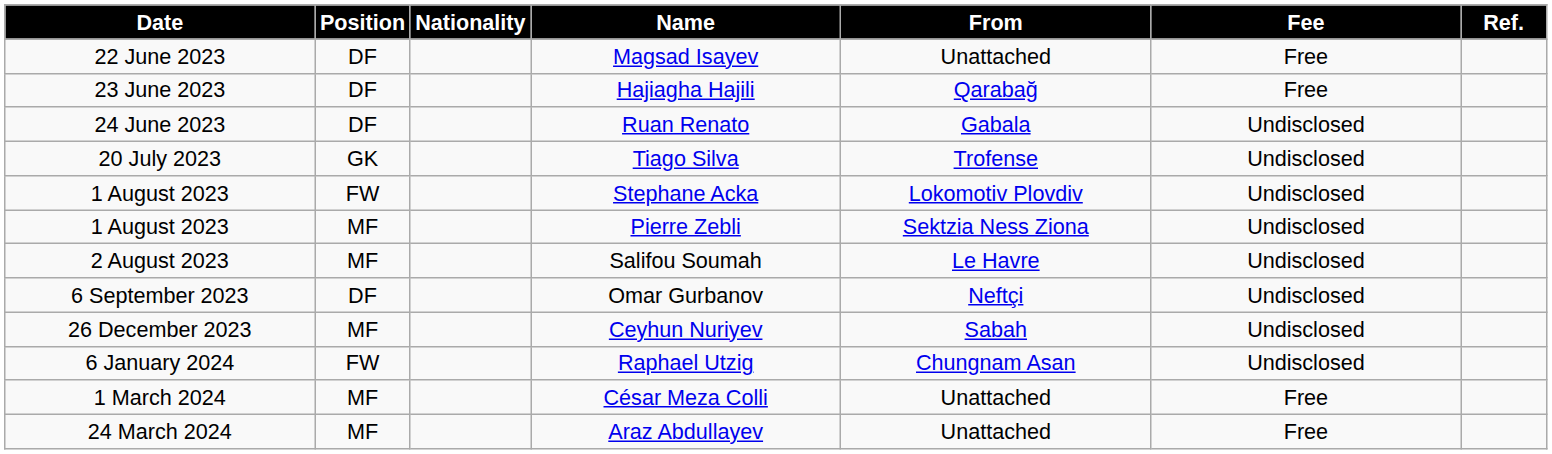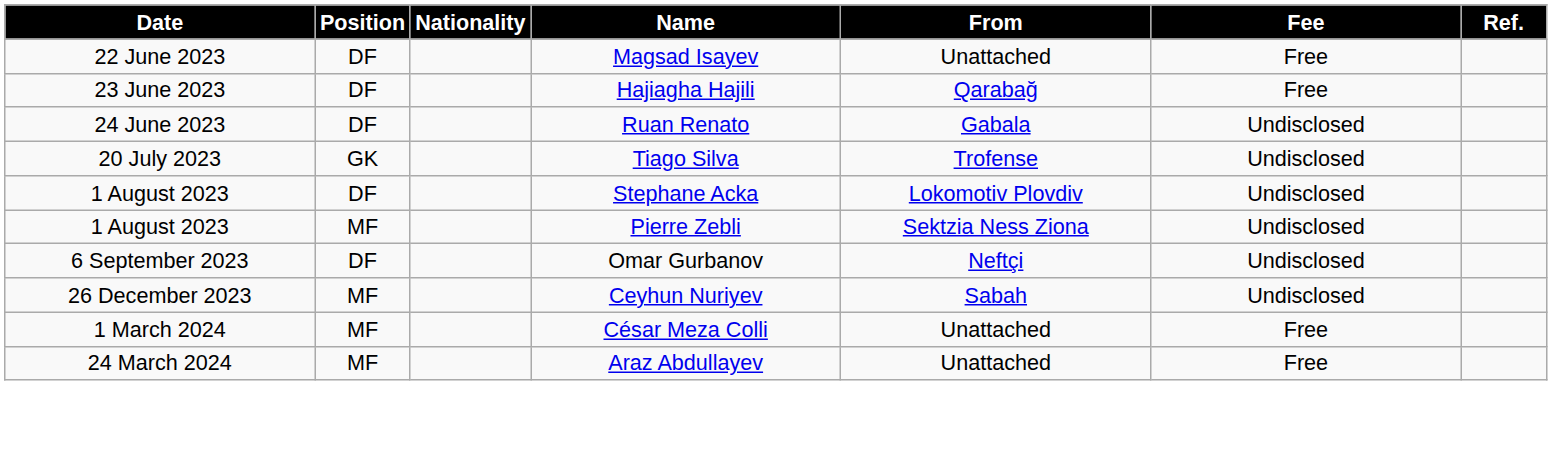(362, 193) FW -> (362, 193) DF
- row: (686, 261)
- row: (686, 363)
